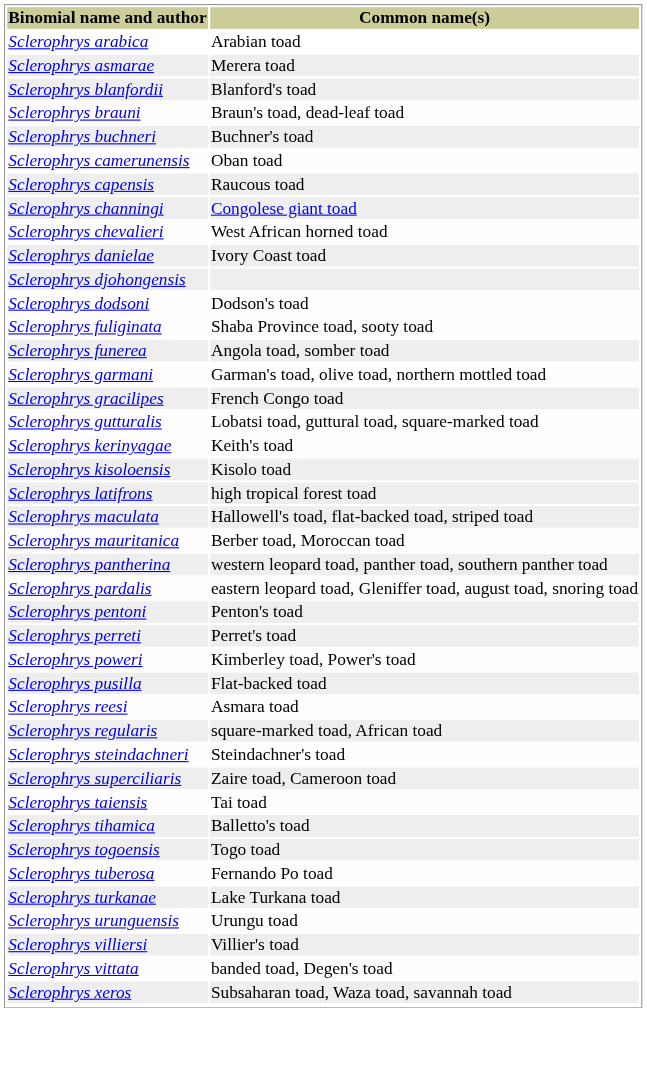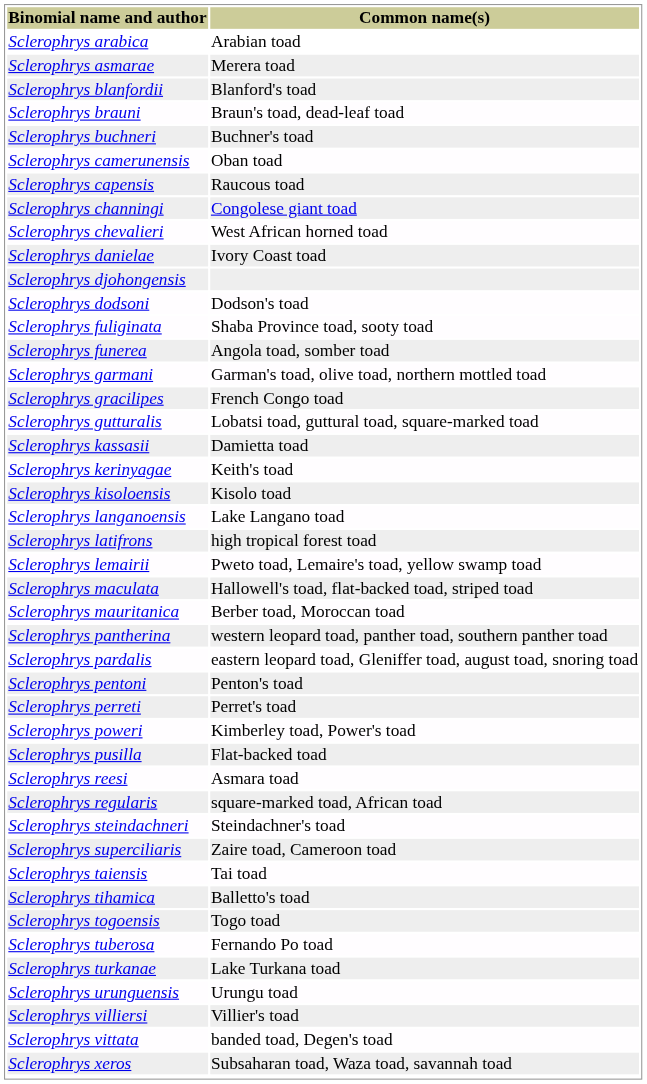+ row: (79, 445)
+ row: (97, 516)
+ row: (79, 564)
